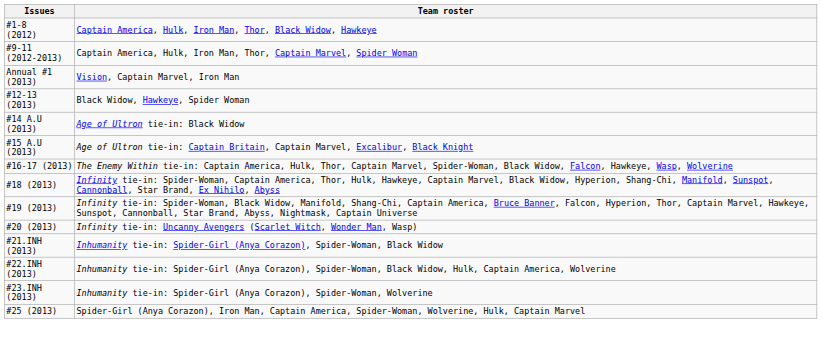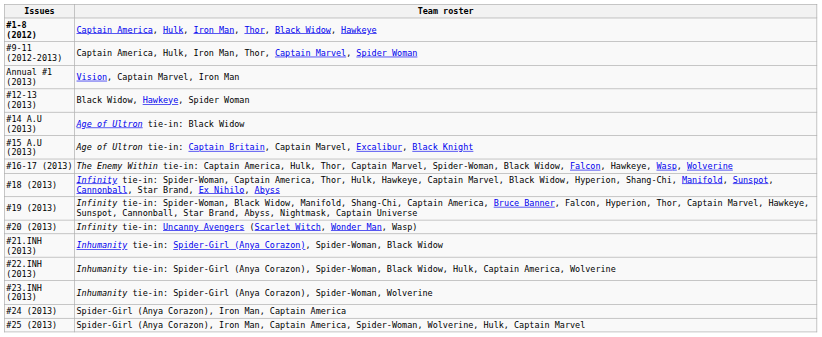(22, 30) normal -> (22, 30) bold
+ row: (211, 311)
